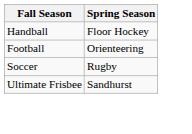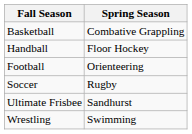+ row: (31, 31)
+ row: (29, 119)
